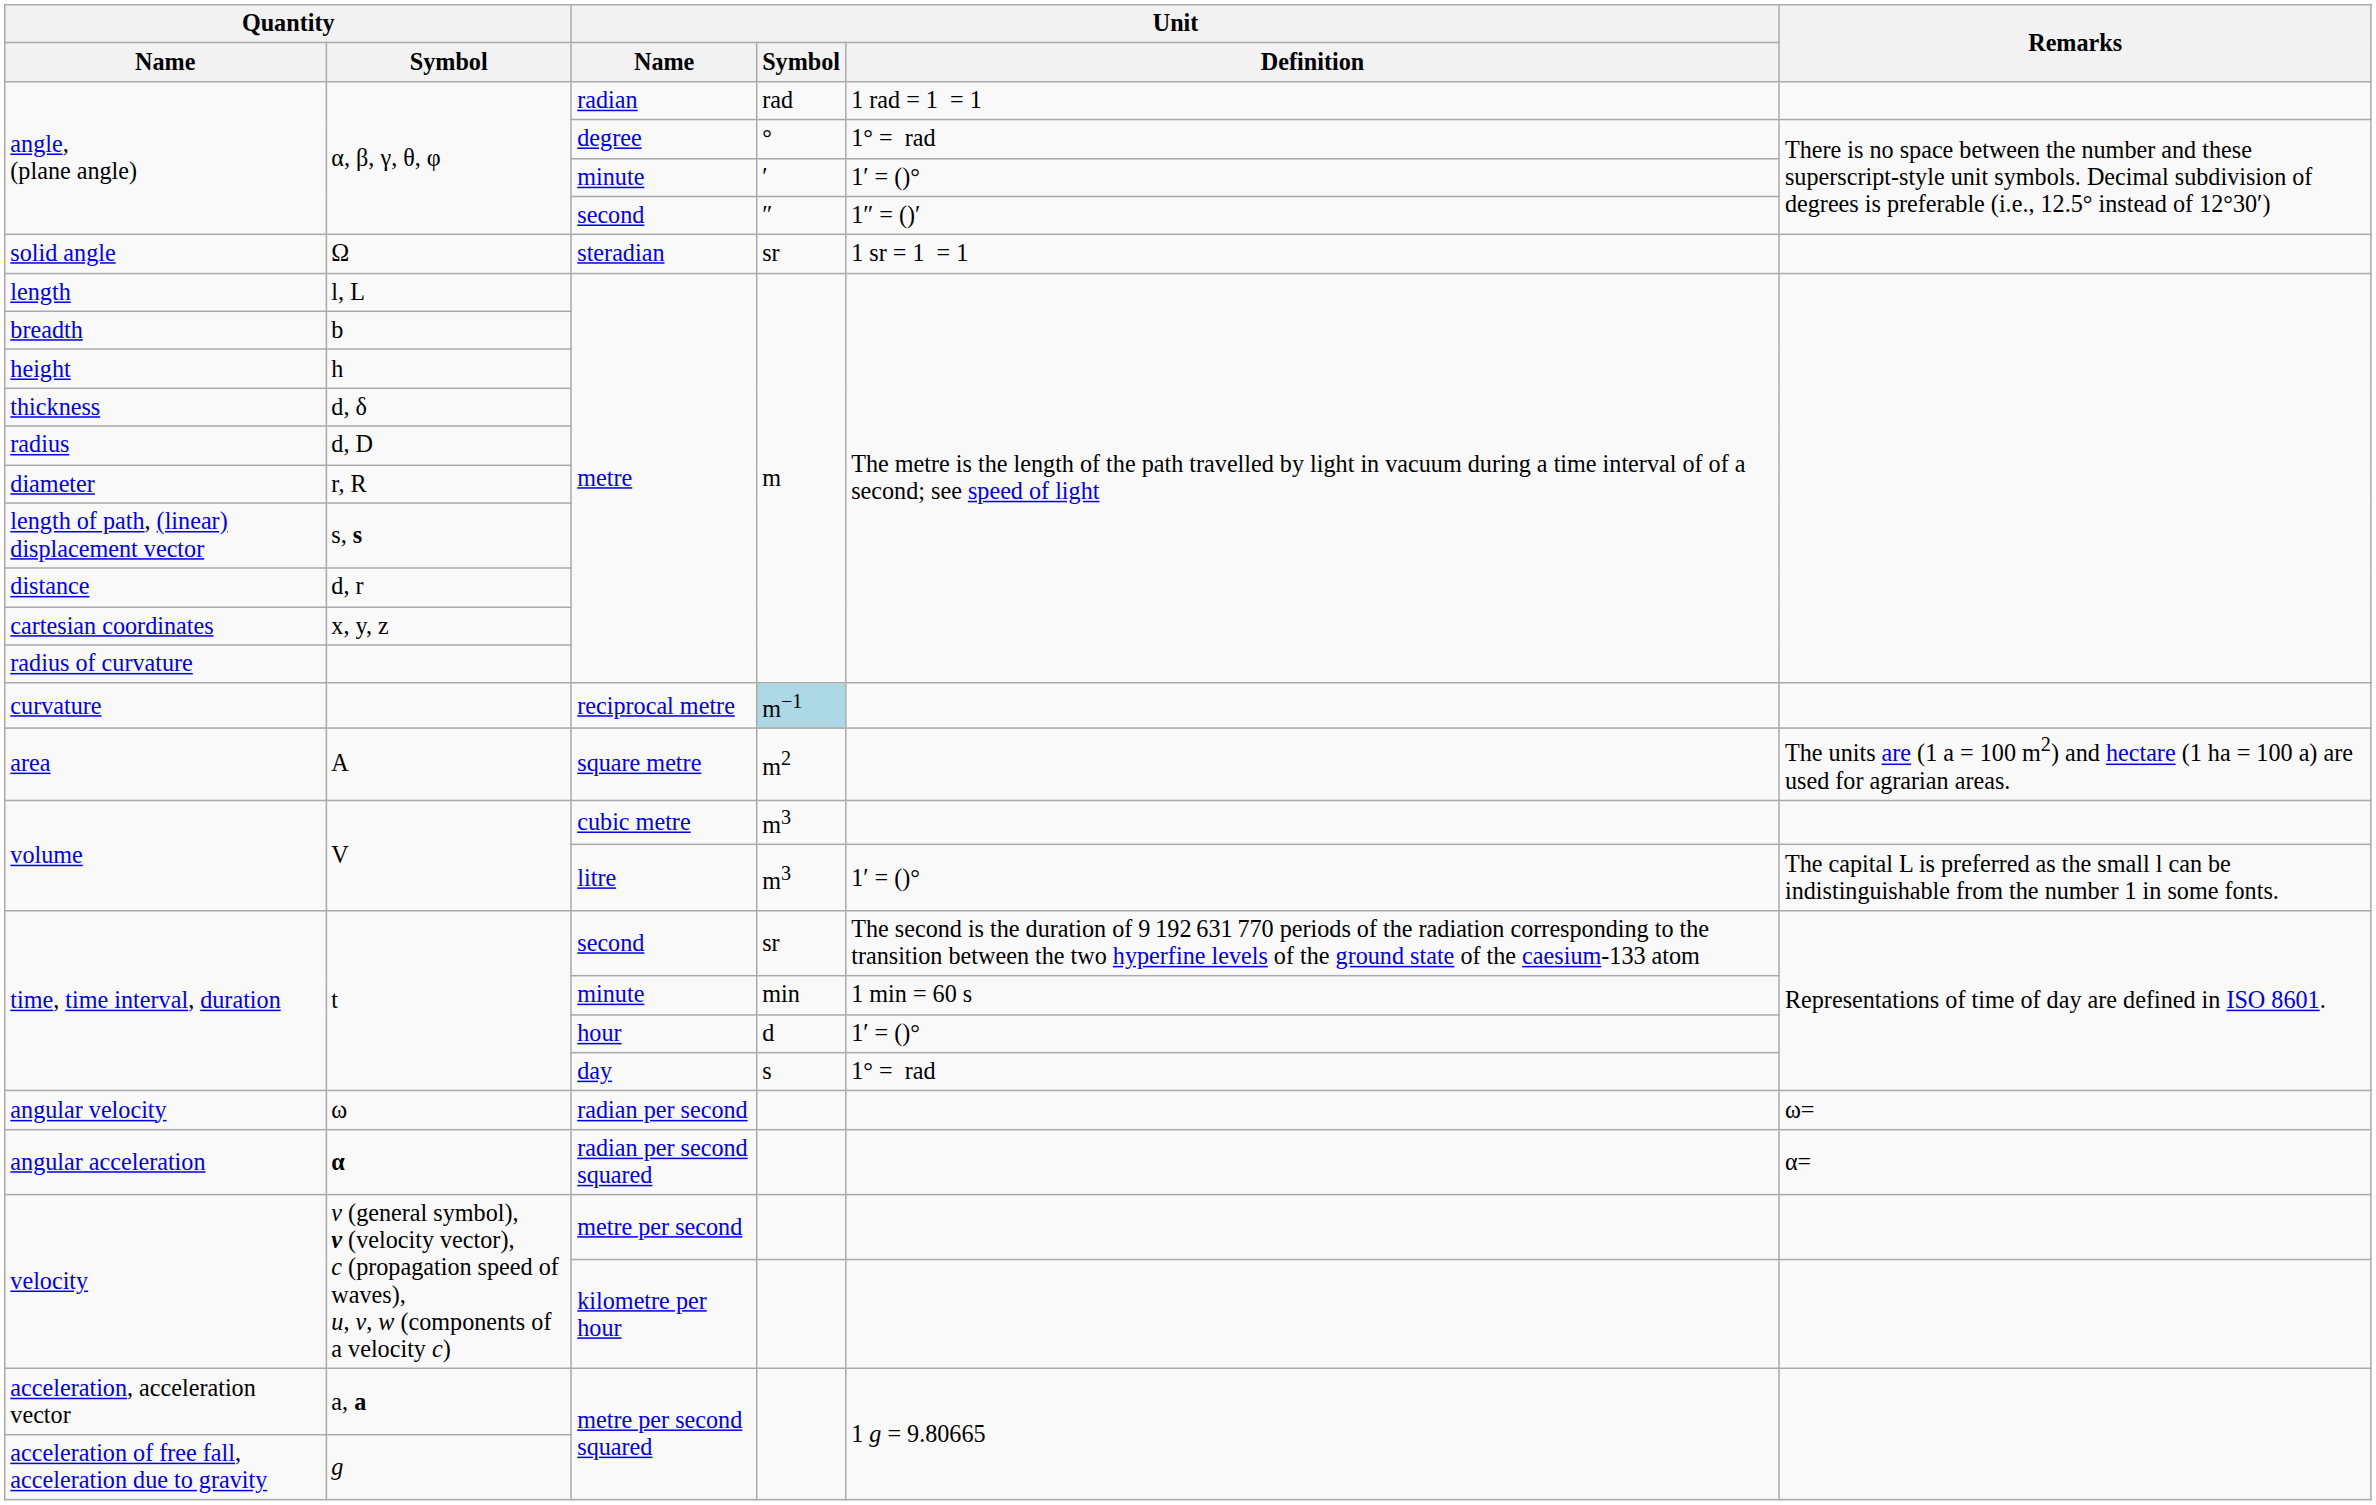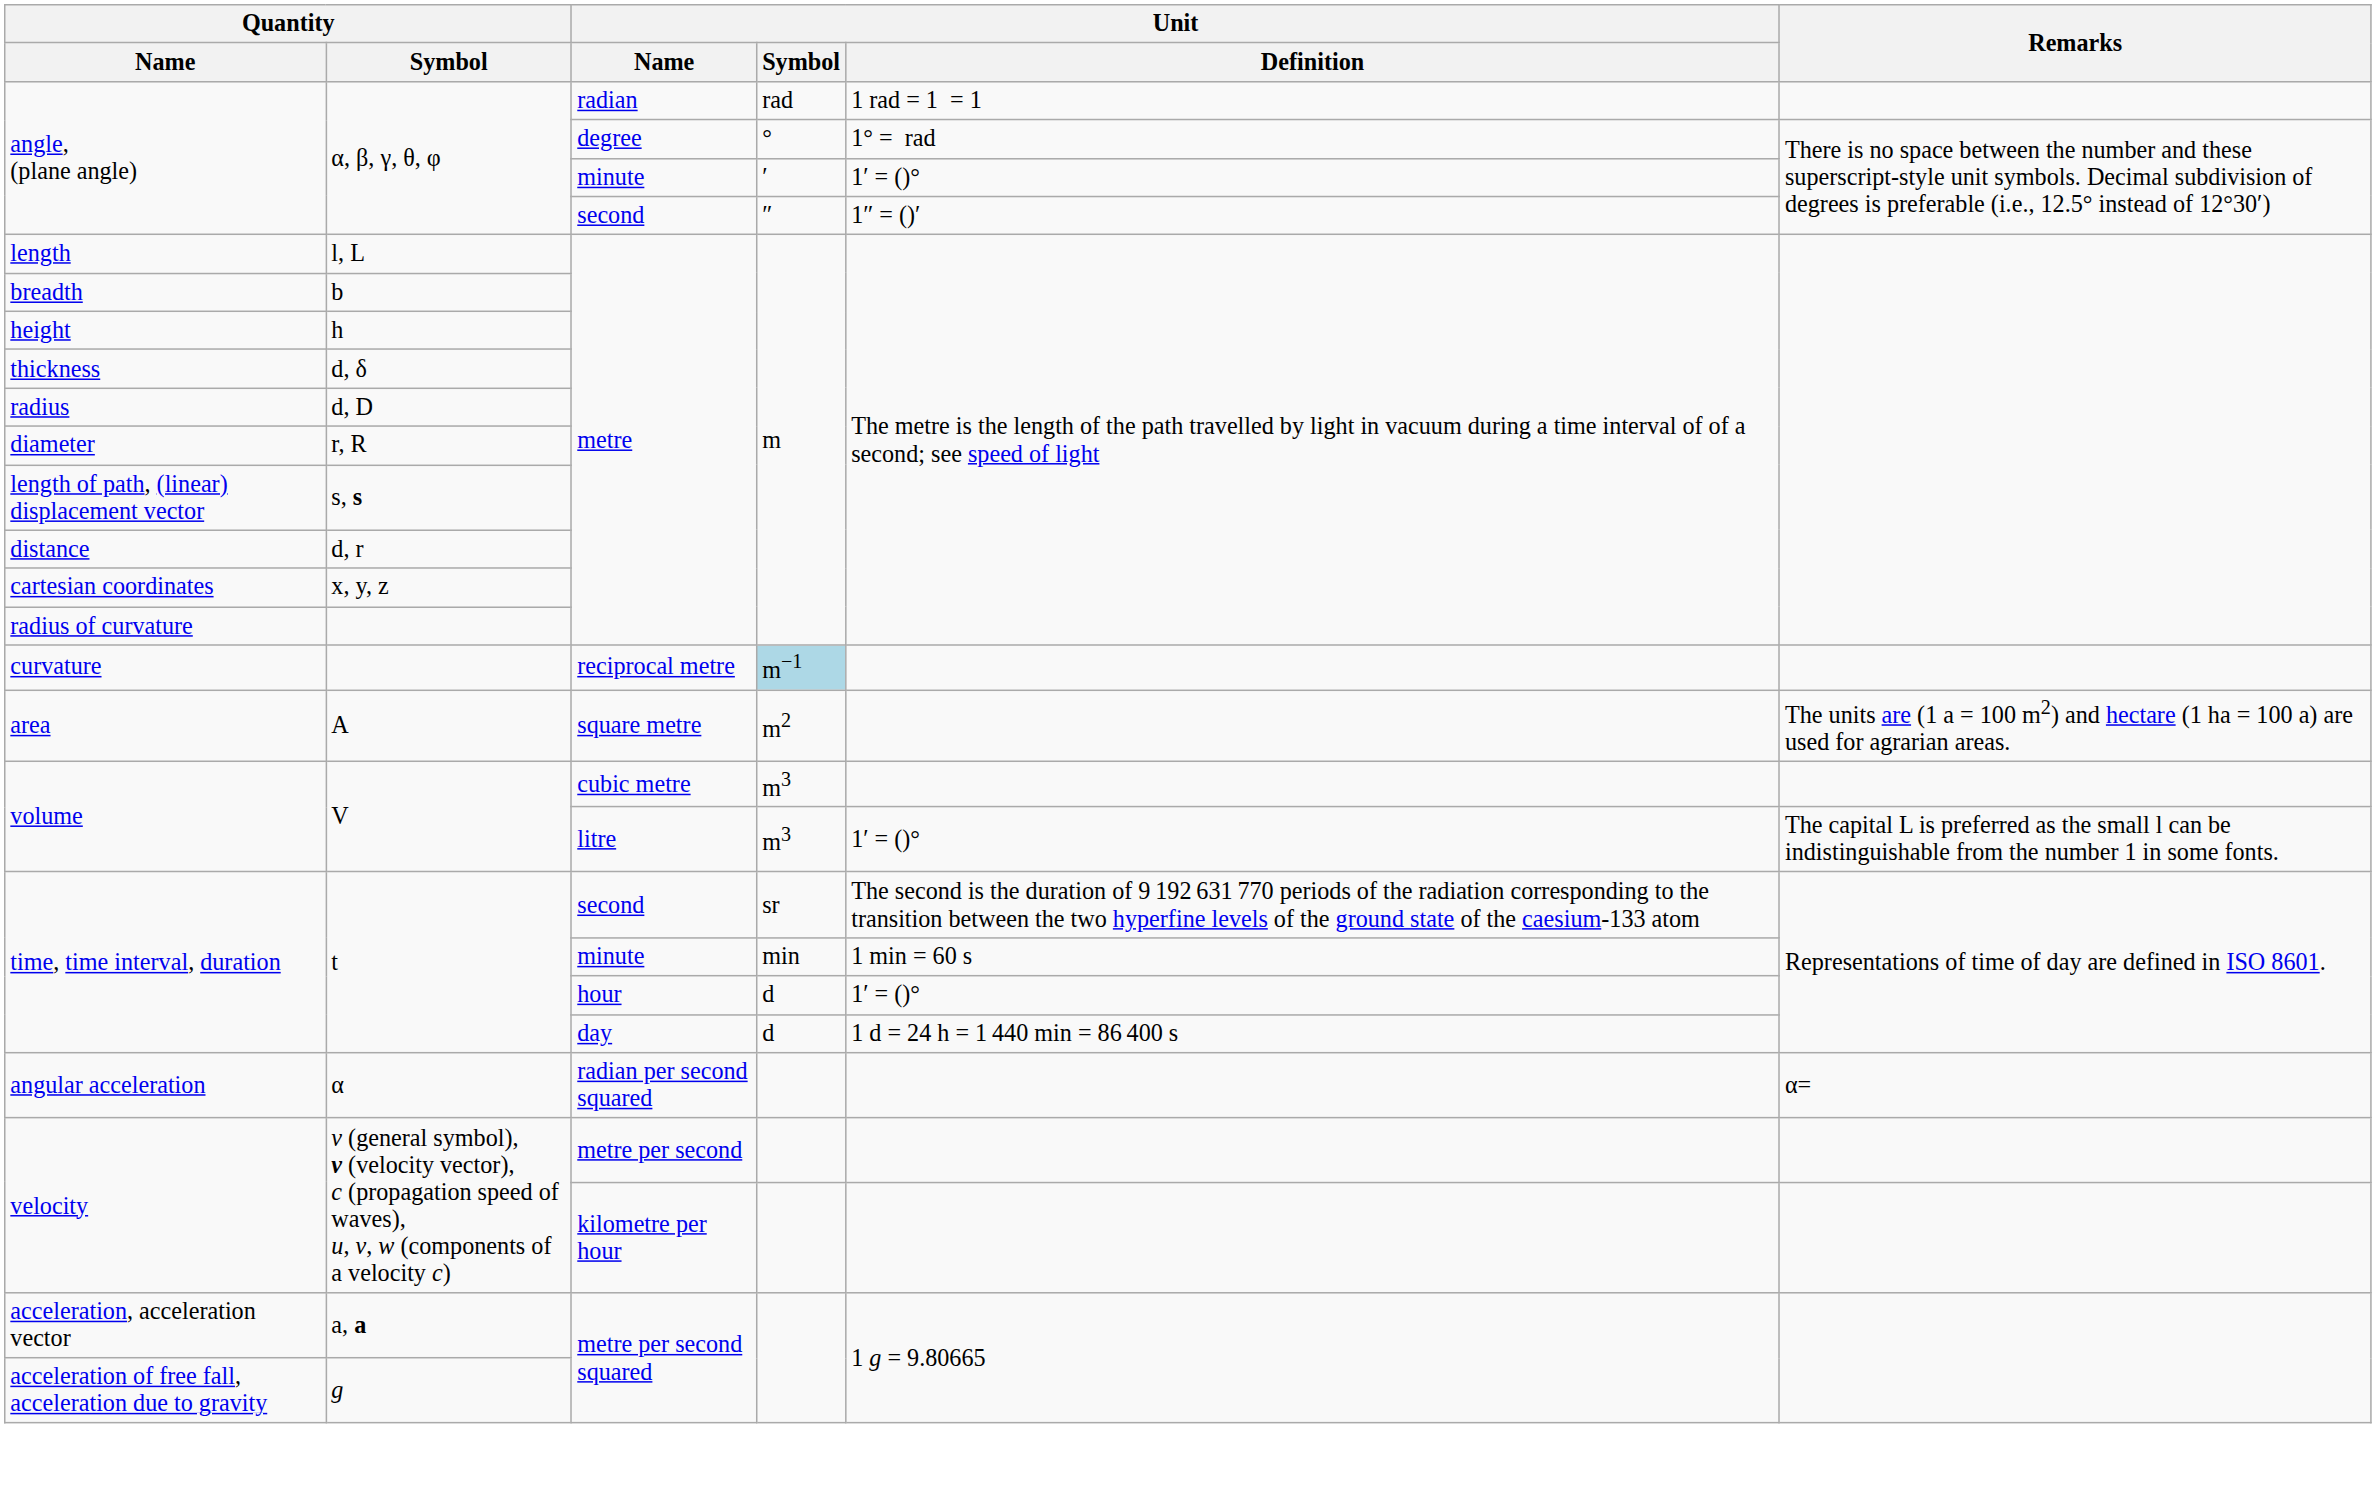- row: (63, 253)
(767, 1071) s -> (768, 1033) d
(893, 1071) 1° = rad -> (1015, 1033) 1 d = 24 h = 1 440 min = 86 400 s
- row: (88, 1109)
(338, 1161) bold -> (338, 1085) normal
